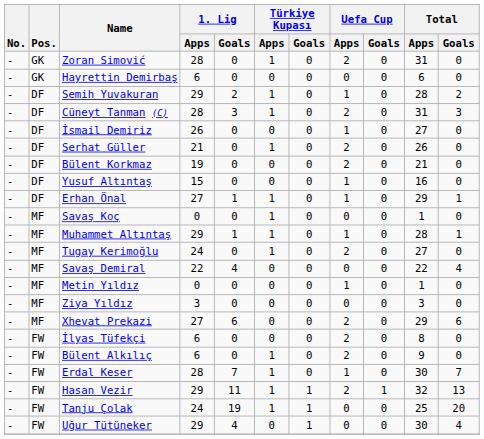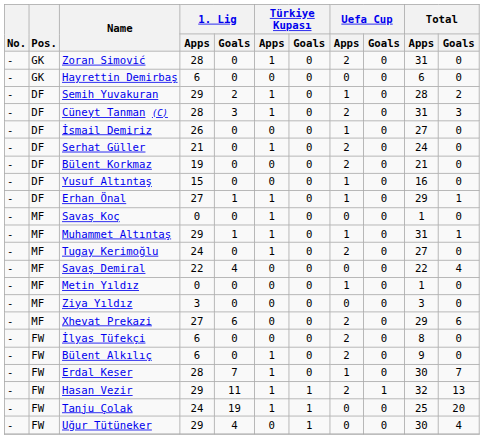(421, 147) 26 -> (421, 147) 24
(421, 234) 28 -> (421, 234) 31
